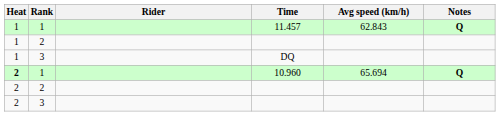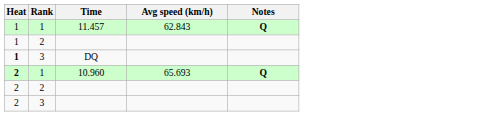- column: (153, 12)
(16, 57) normal -> (16, 57) bold
(374, 73) 65.694 -> (177, 73) 65.693
